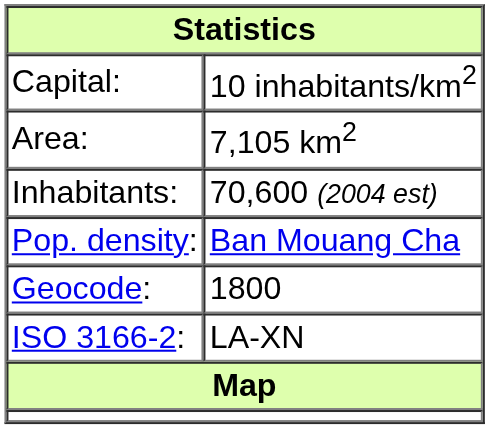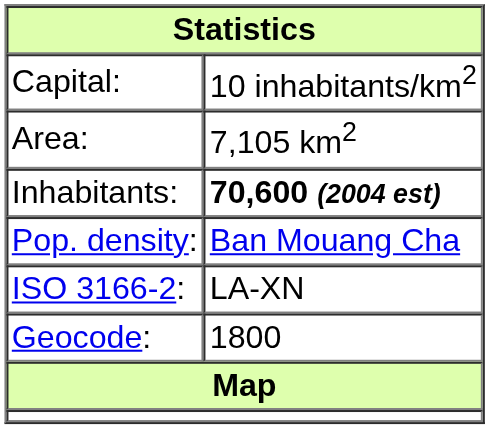(324, 191) normal -> (325, 191) bold
rows swapped: (99, 336) <-> (82, 288)
